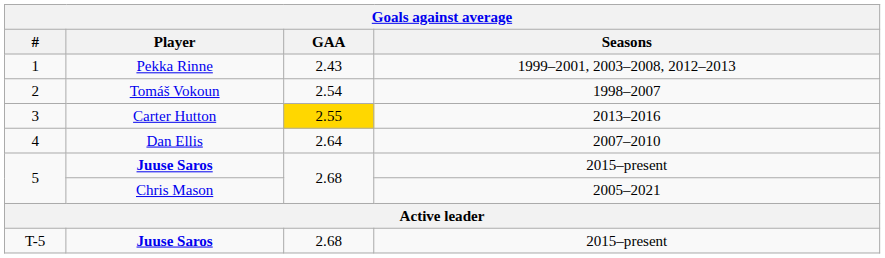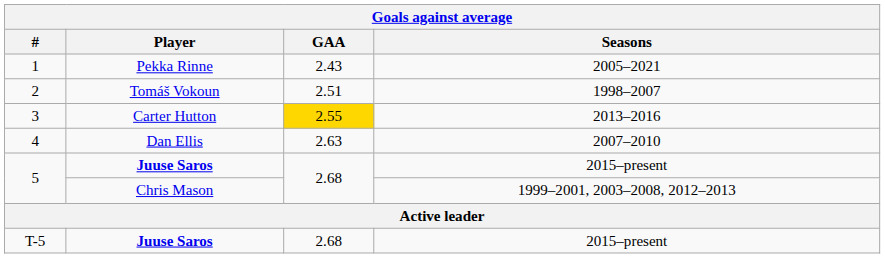(627, 66) 1999–2001, 2003–2008, 2012–2013 -> (627, 66) 2005–2021
(329, 91) 2.54 -> (329, 91) 2.51
(329, 141) 2.64 -> (329, 141) 2.63
(627, 190) 2005–2021 -> (627, 190) 1999–2001, 2003–2008, 2012–2013
